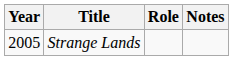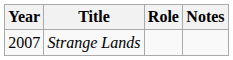(24, 42) 2005 -> (24, 42) 2007
